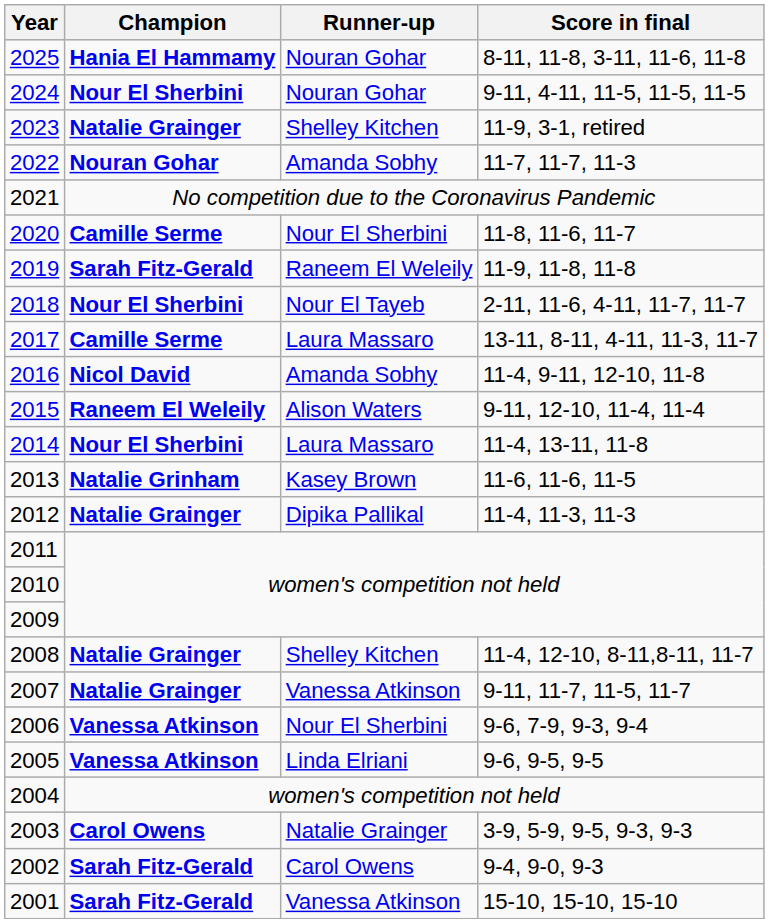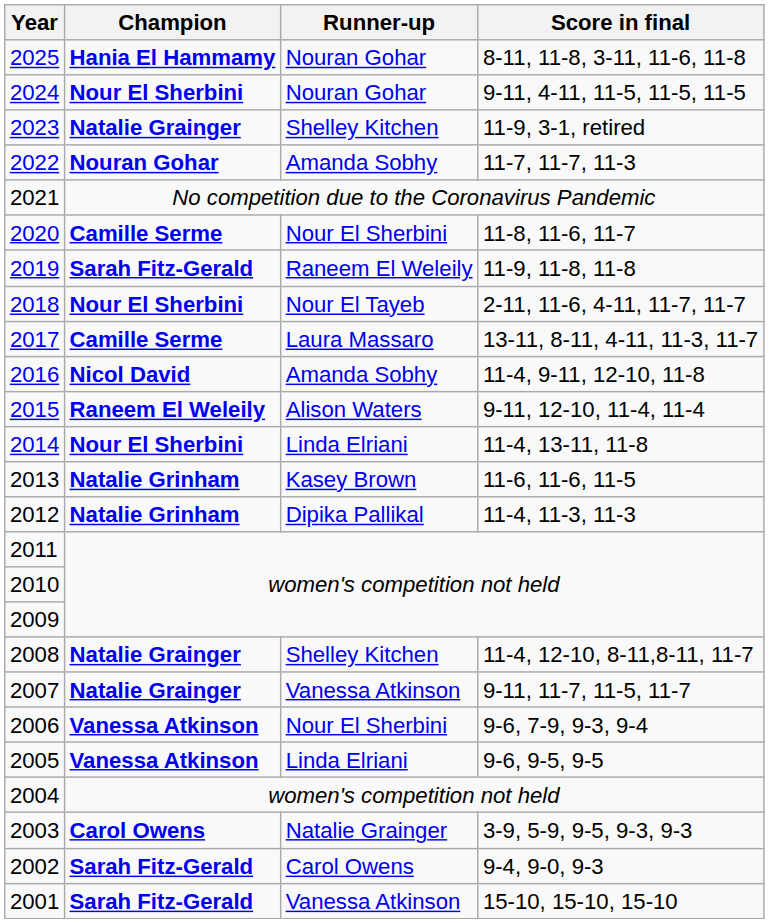(360, 444) Laura Massaro -> (347, 444) Linda Elriani
(155, 514) Natalie Grainger -> (155, 514) Natalie Grinham
